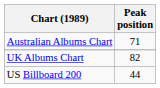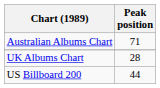(135, 58) 82 -> (135, 58) 28
